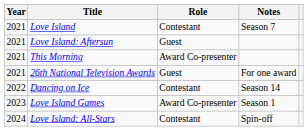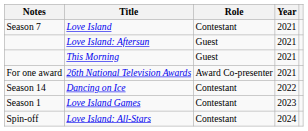columns swapped: (16, 12) <-> (269, 12)
(198, 57) Award Co-presenter -> (207, 57) Guest
(170, 73) Guest -> (234, 73) Award Co-presenter
(198, 103) Award Co-presenter -> (216, 103) Contestant
